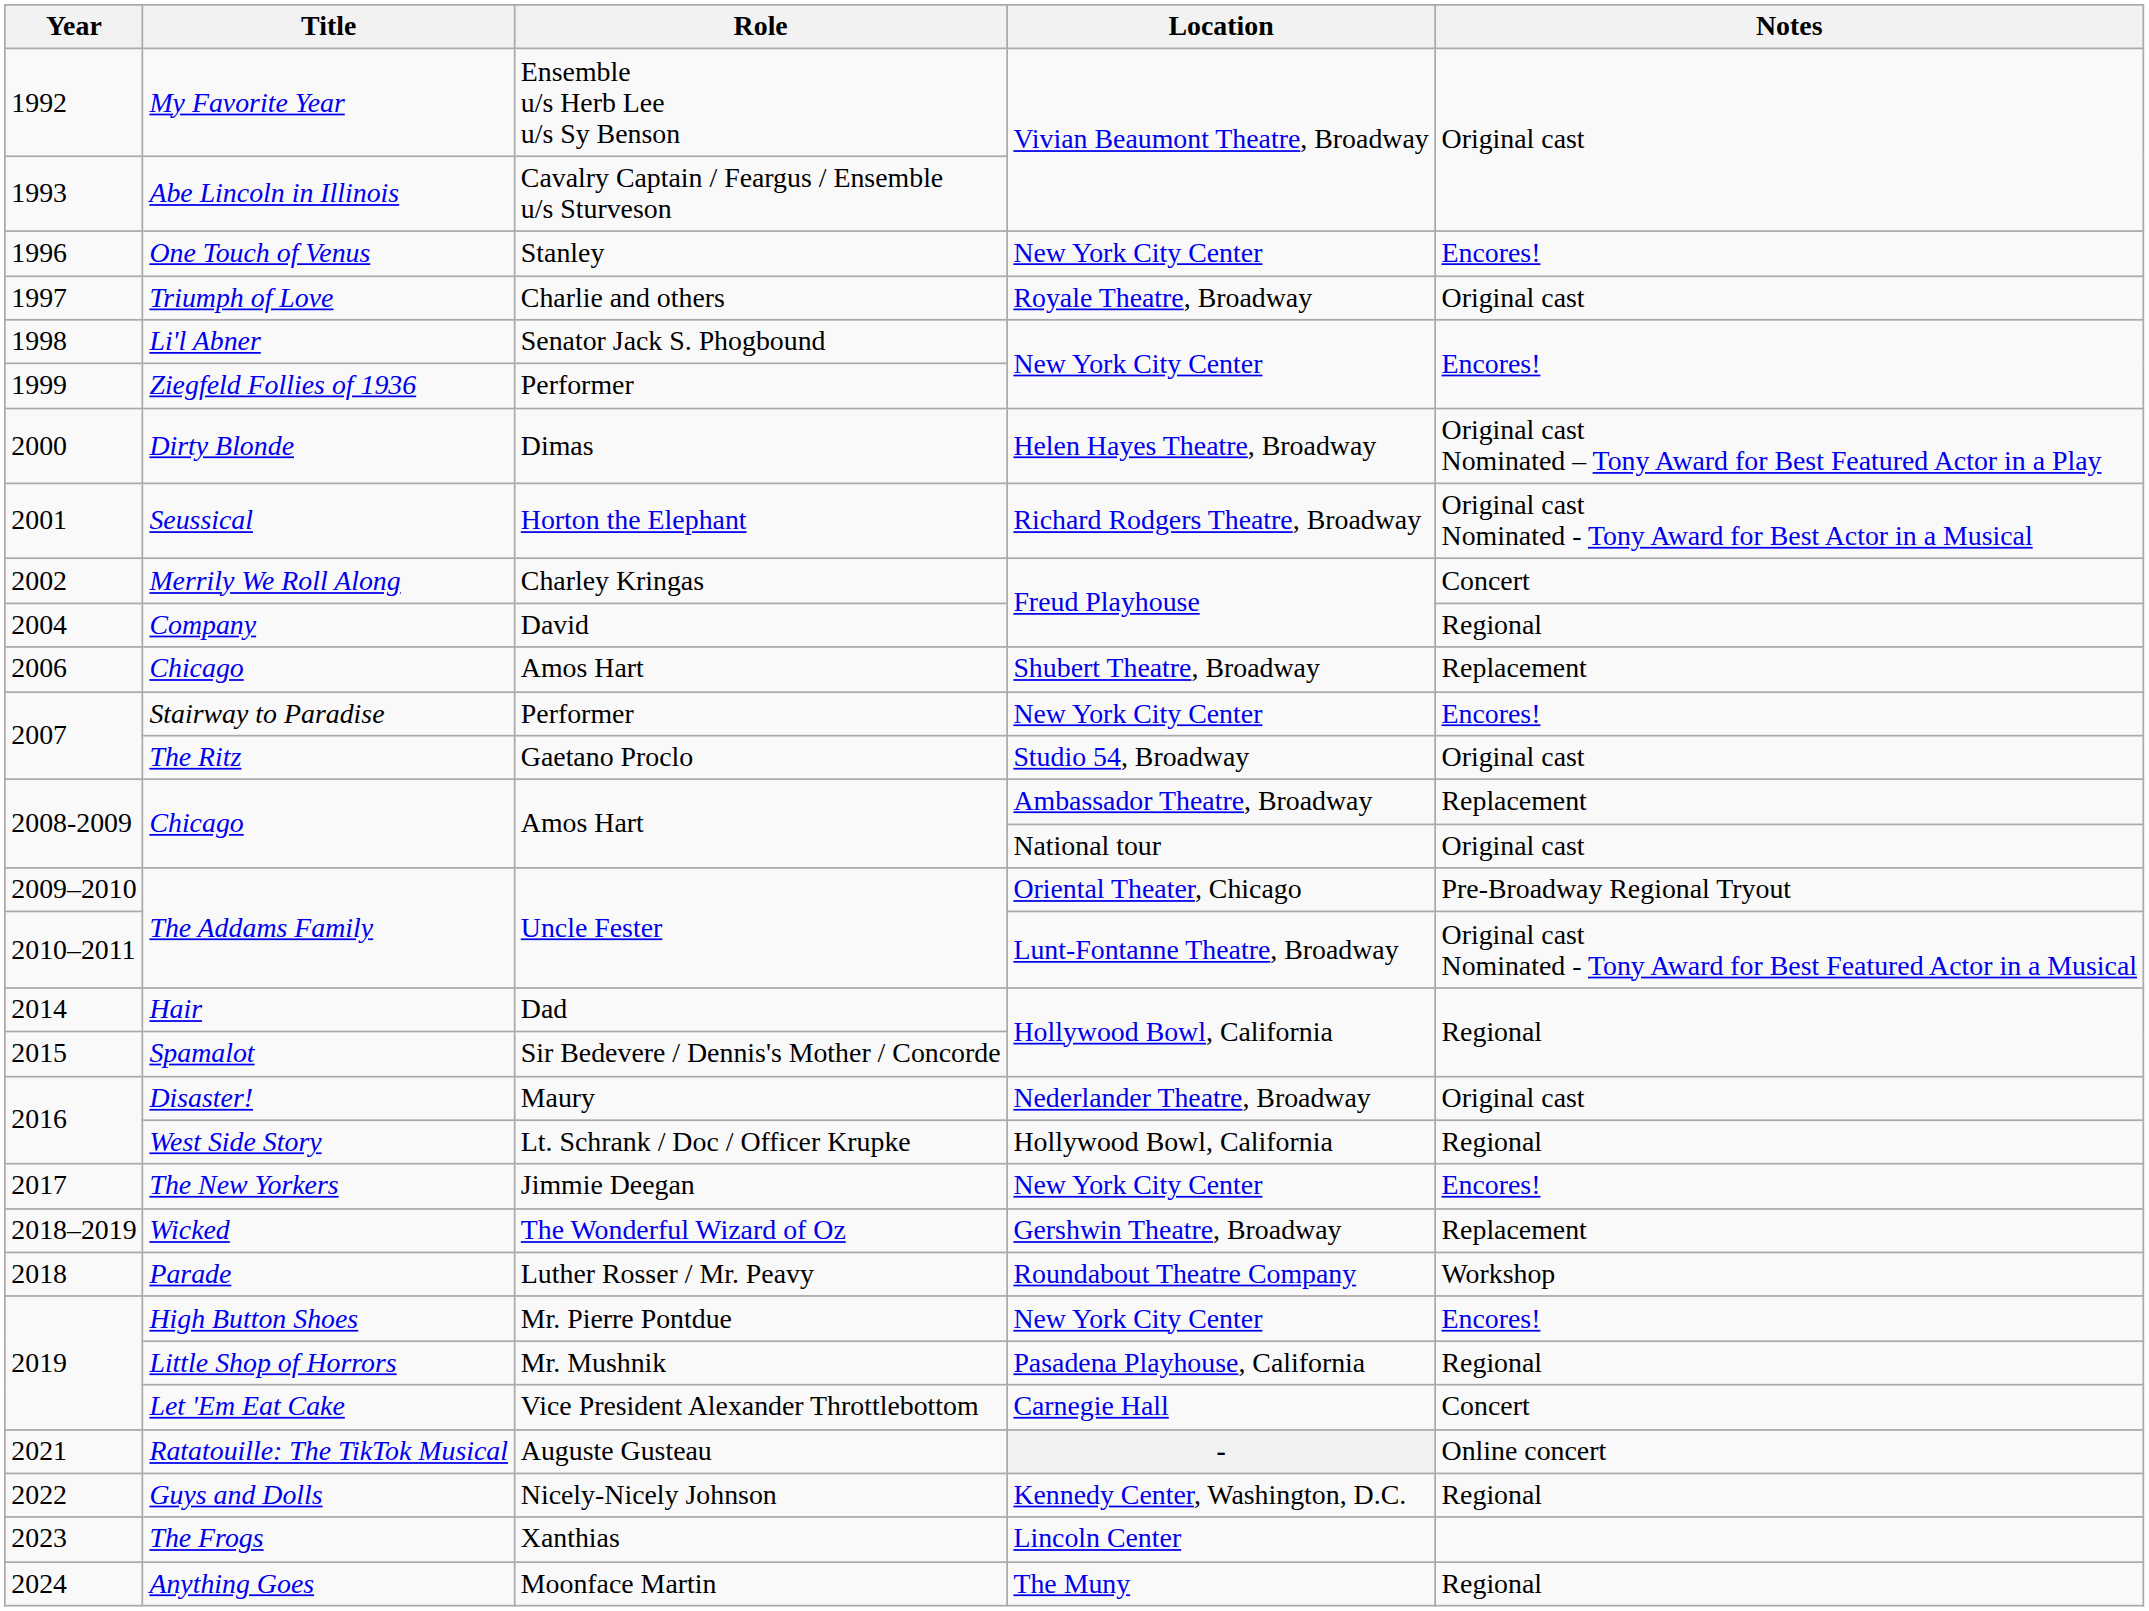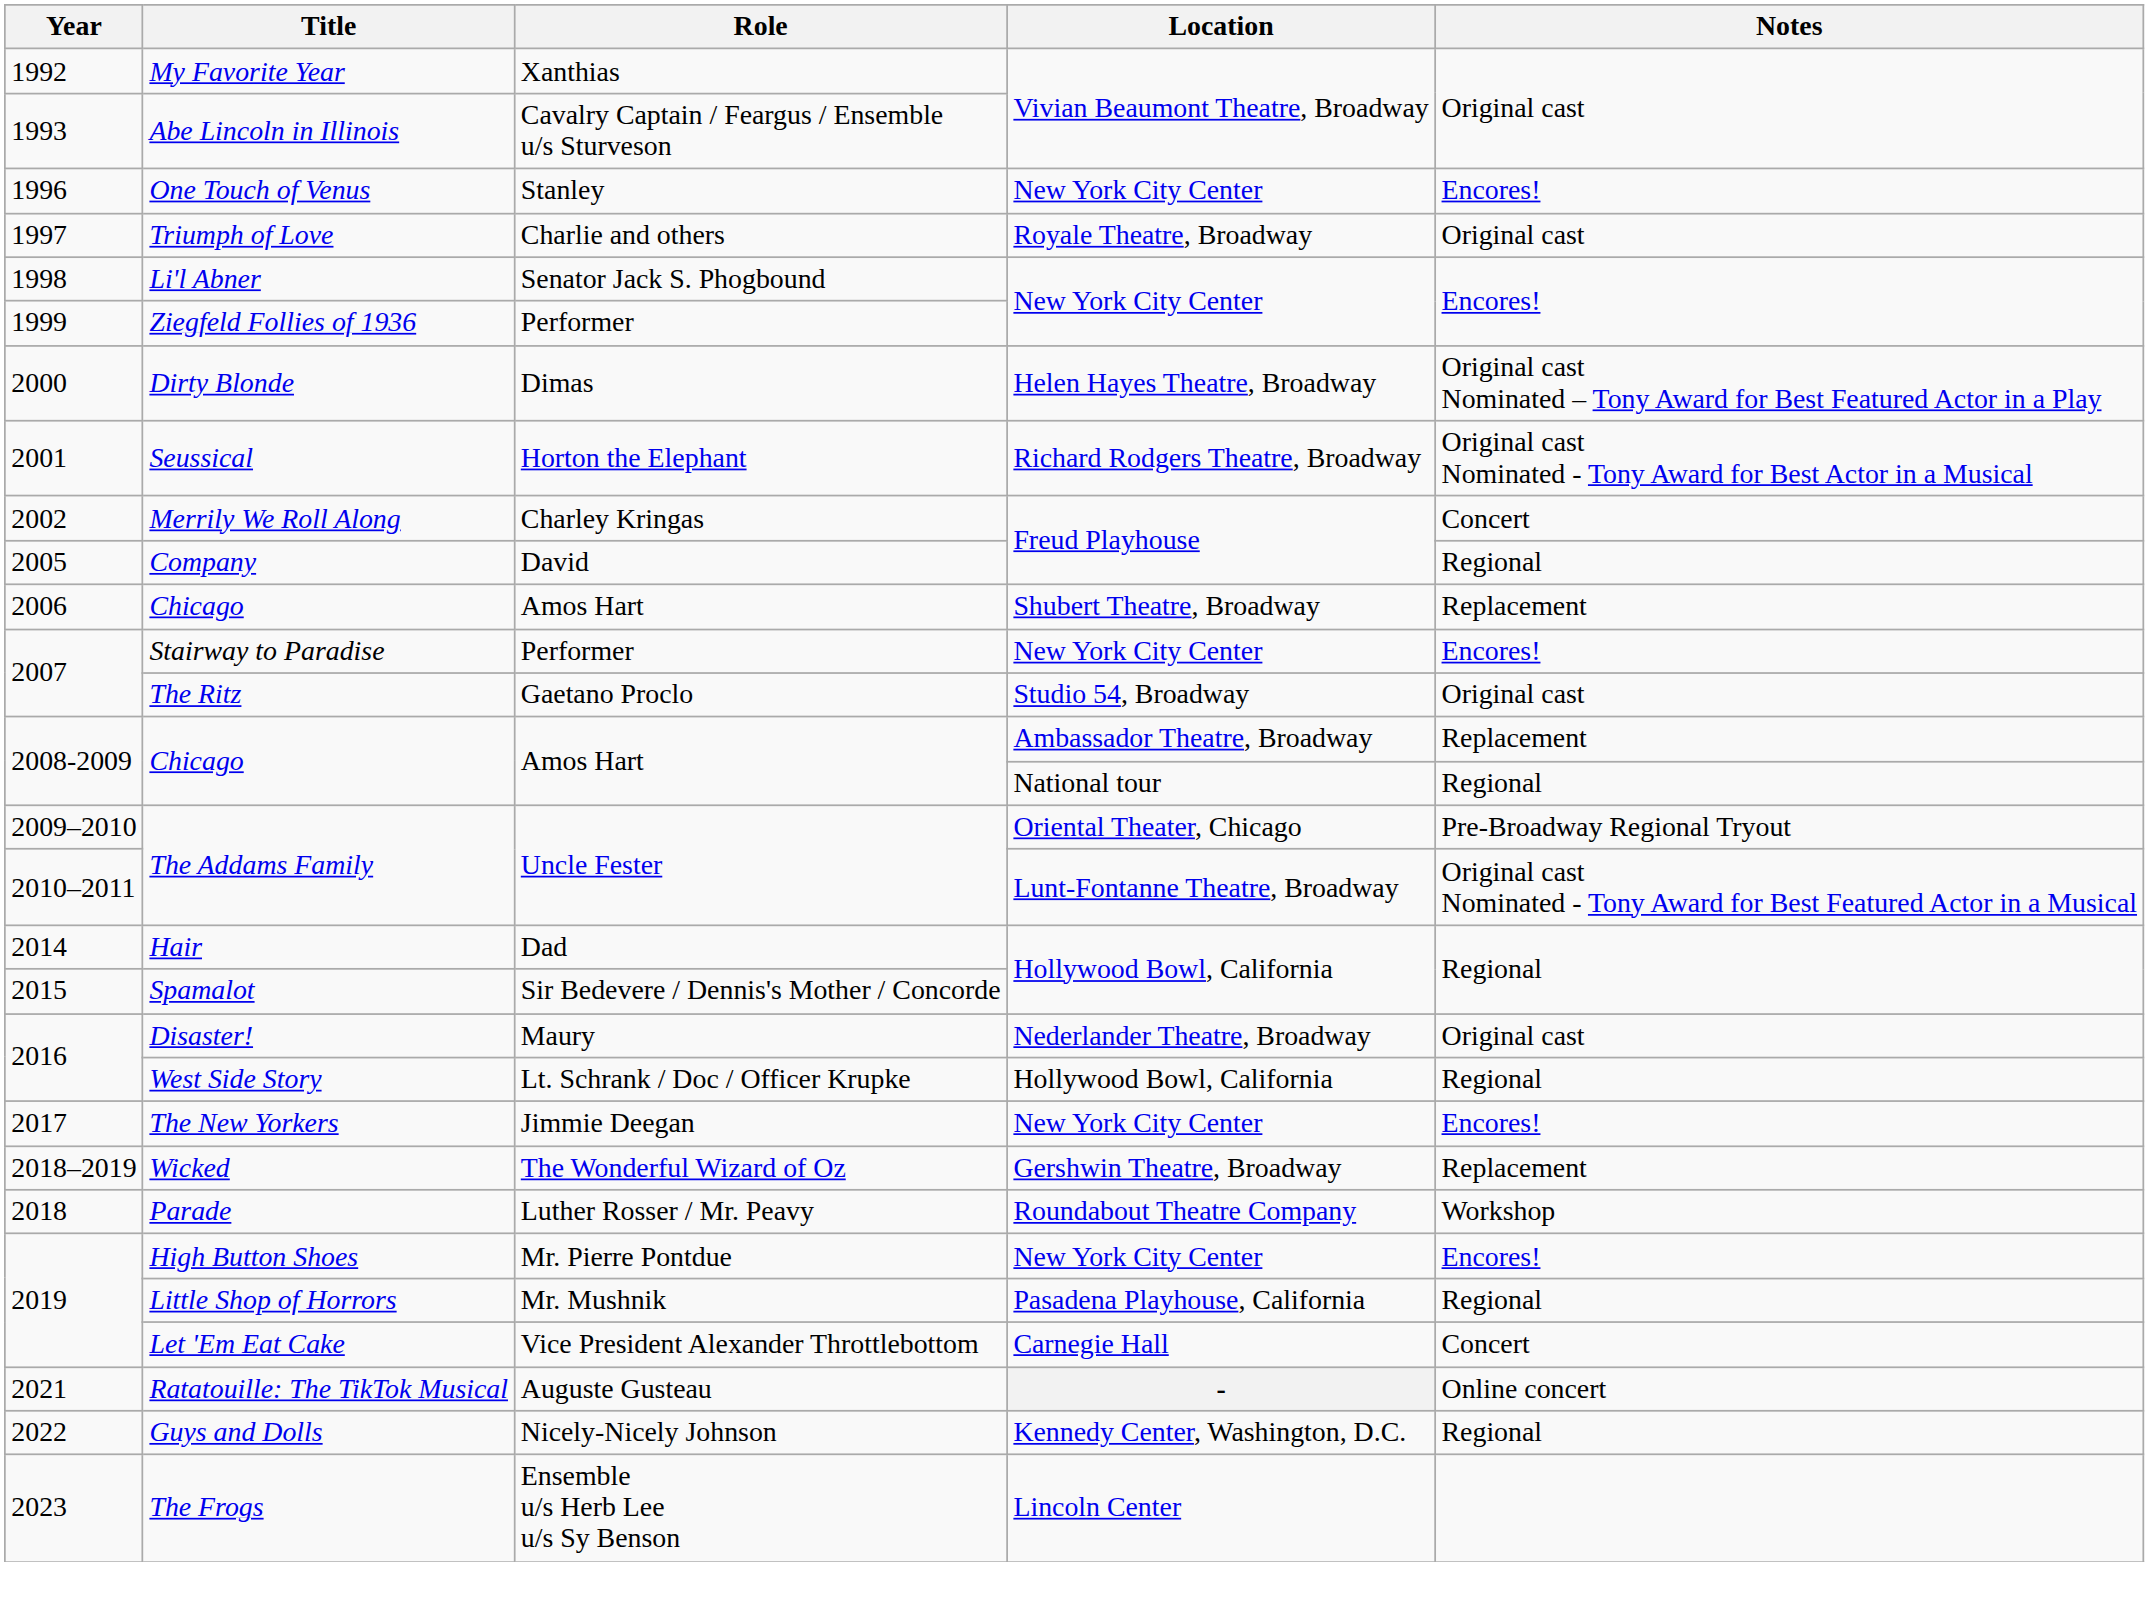(600, 102) Ensemble u/s Herb Lee u/s Sy Benson -> (570, 70) Xanthias
(39, 624) 2004 -> (39, 562) 2005
(1513, 845) Original cast -> (1492, 782) Regional
(570, 1539) Xanthias -> (600, 1507) Ensemble u/s Herb Lee u/s Sy Benson
- row: (232, 1583)
